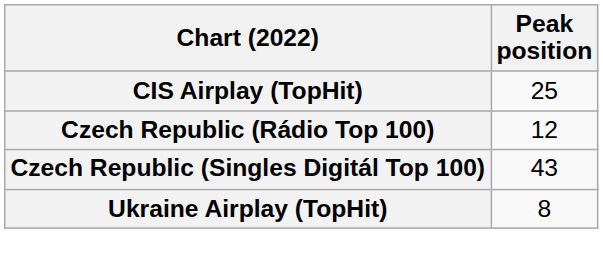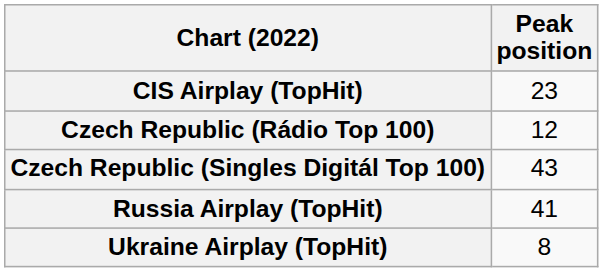(544, 90) 25 -> (544, 90) 23
+ row: (248, 208)
